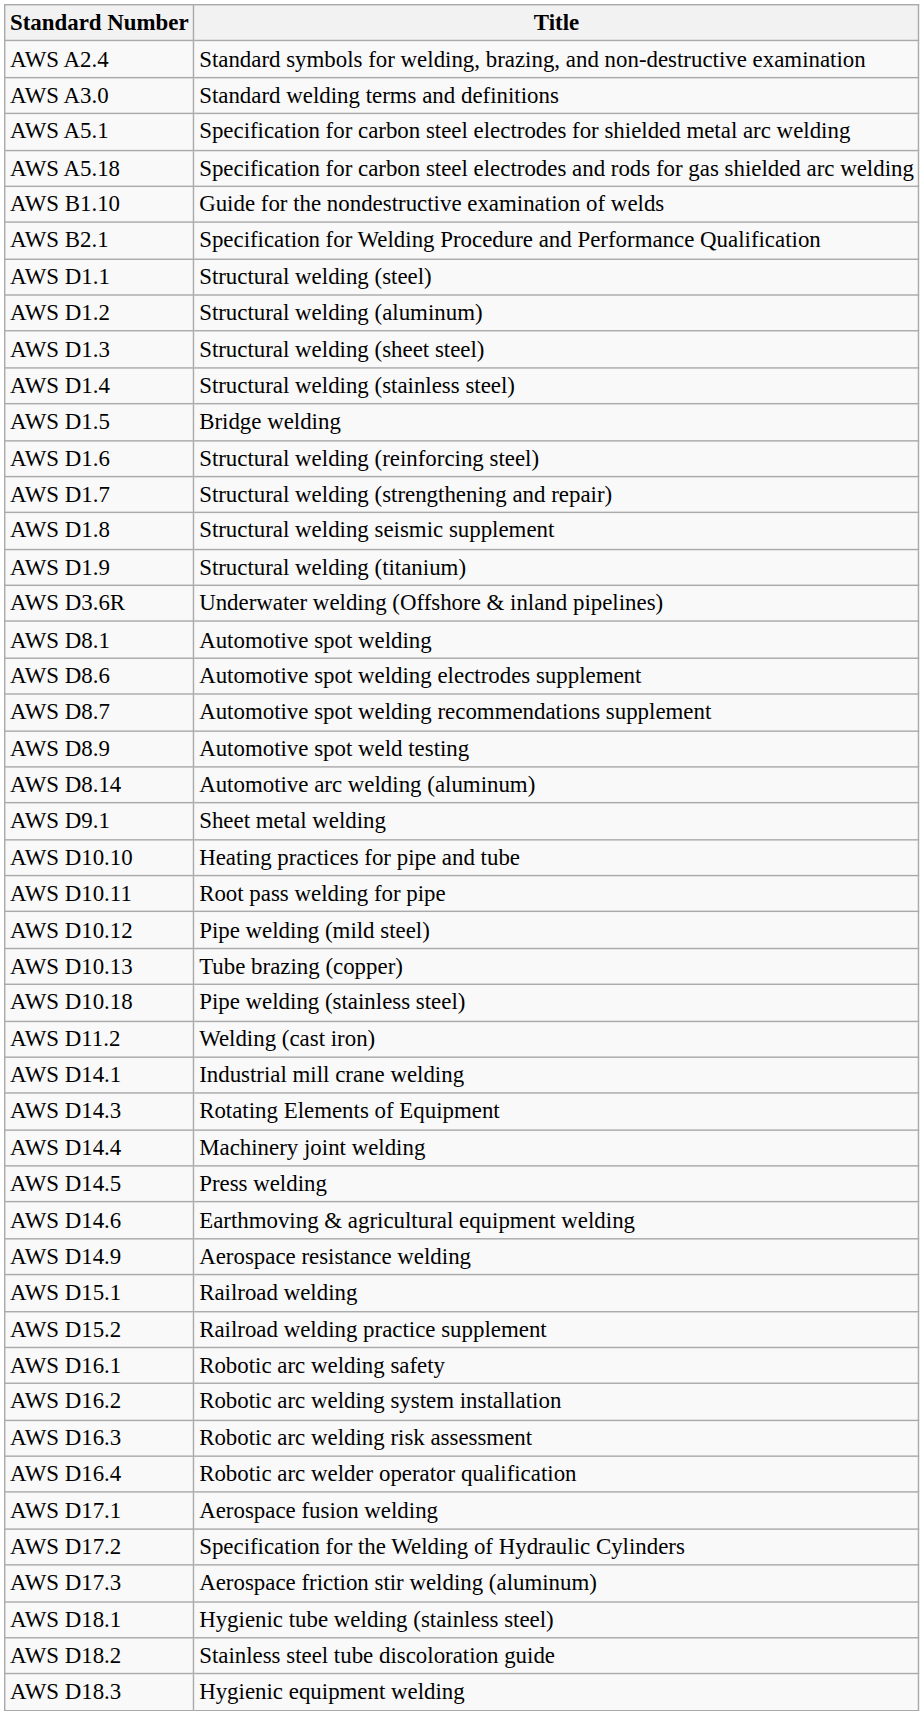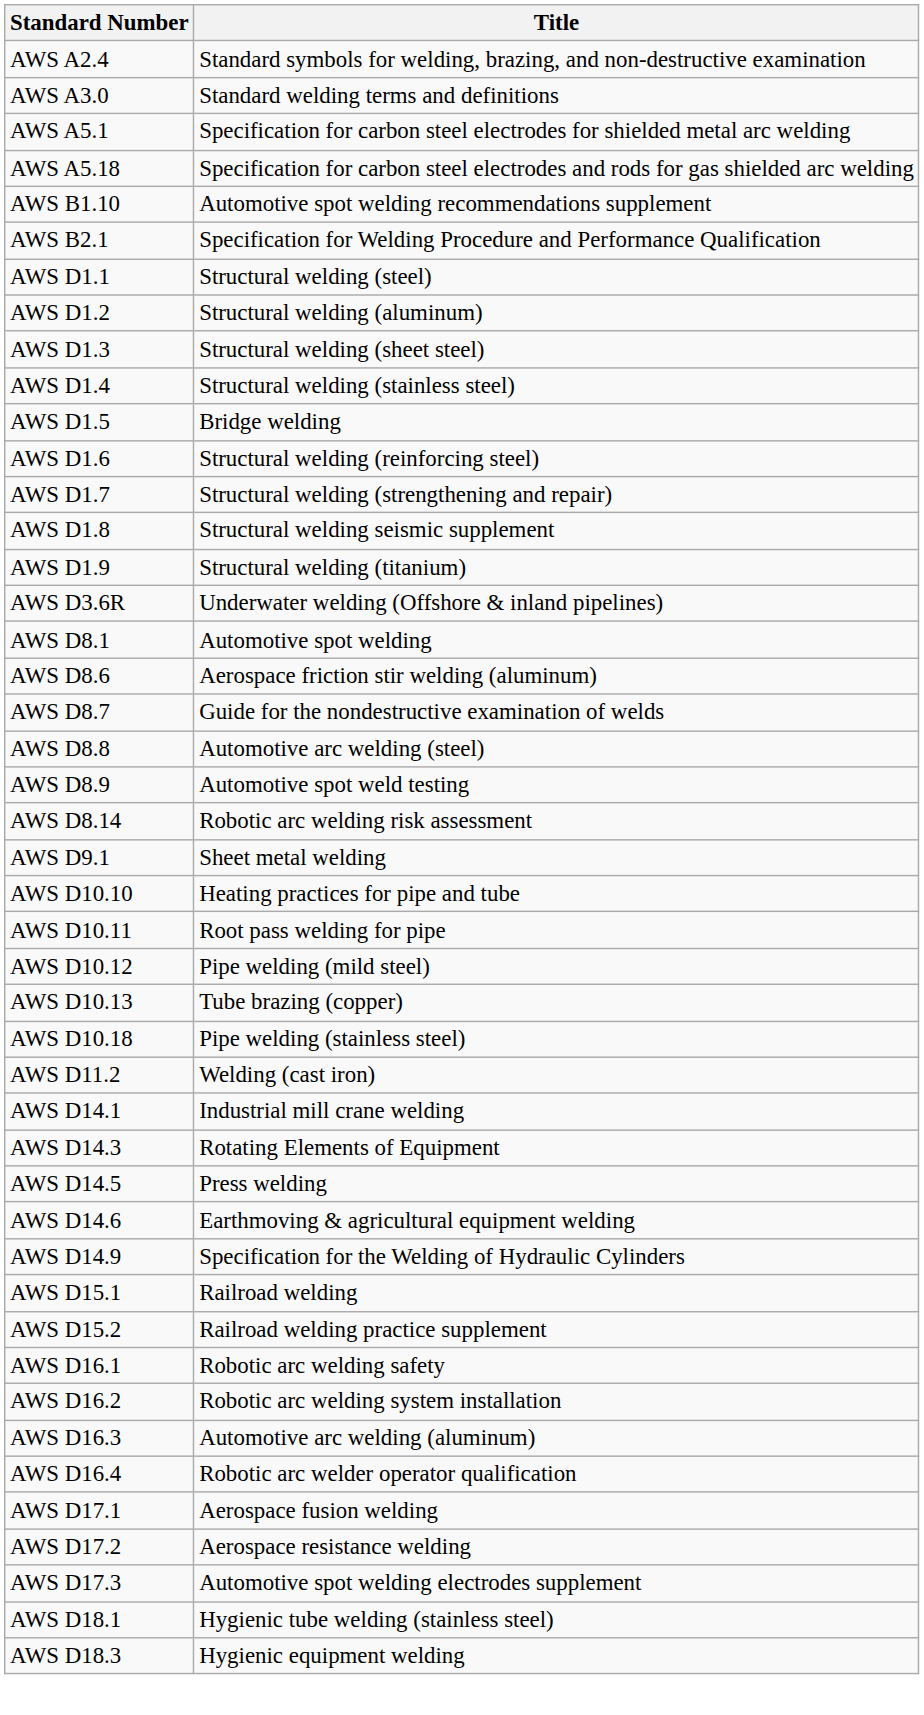(432, 204) Guide for the nondestructive examination of welds -> (455, 204) Automotive spot welding recommendations supplement
(420, 675) Automotive spot welding electrodes supplement -> (398, 675) Aerospace friction stir welding (aluminum)
(455, 712) Automotive spot welding recommendations supplement -> (432, 712) Guide for the nondestructive examination of welds
+ row: (60, 748)
(367, 784) Automotive arc welding (aluminum) -> (366, 820) Robotic arc welding risk assessment
- row: (66, 1147)
(335, 1256) Aerospace resistance welding -> (442, 1256) Specification for the Welding of Hydraulic Cylinders
(366, 1437) Robotic arc welding risk assessment -> (367, 1437) Automotive arc welding (aluminum)
(442, 1546) Specification for the Welding of Hydraulic Cylinders -> (335, 1546) Aerospace resistance welding
(398, 1582) Aerospace friction stir welding (aluminum) -> (420, 1582) Automotive spot welding electrodes supplement
- row: (66, 1655)
